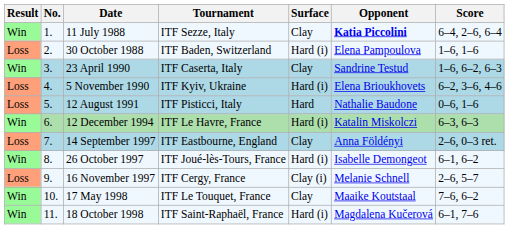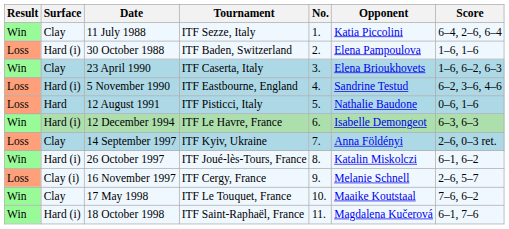columns swapped: (52, 13) <-> (310, 13)
(370, 31) bold -> (369, 31) normal
(371, 68) Sandrine Testud -> (380, 68) Elena Brioukhovets
(204, 86) ITF Kyiv, Ukraine -> (240, 86) ITF Eastbourne, England
(380, 86) Elena Brioukhovets -> (371, 86) Sandrine Testud
(376, 123) Katalin Miskolczi -> (380, 123) Isabelle Demongeot
(219, 141) ITF Eastbourne, England -> (224, 141) ITF Kyiv, Ukraine
(380, 159) Isabelle Demongeot -> (376, 159) Katalin Miskolczi
